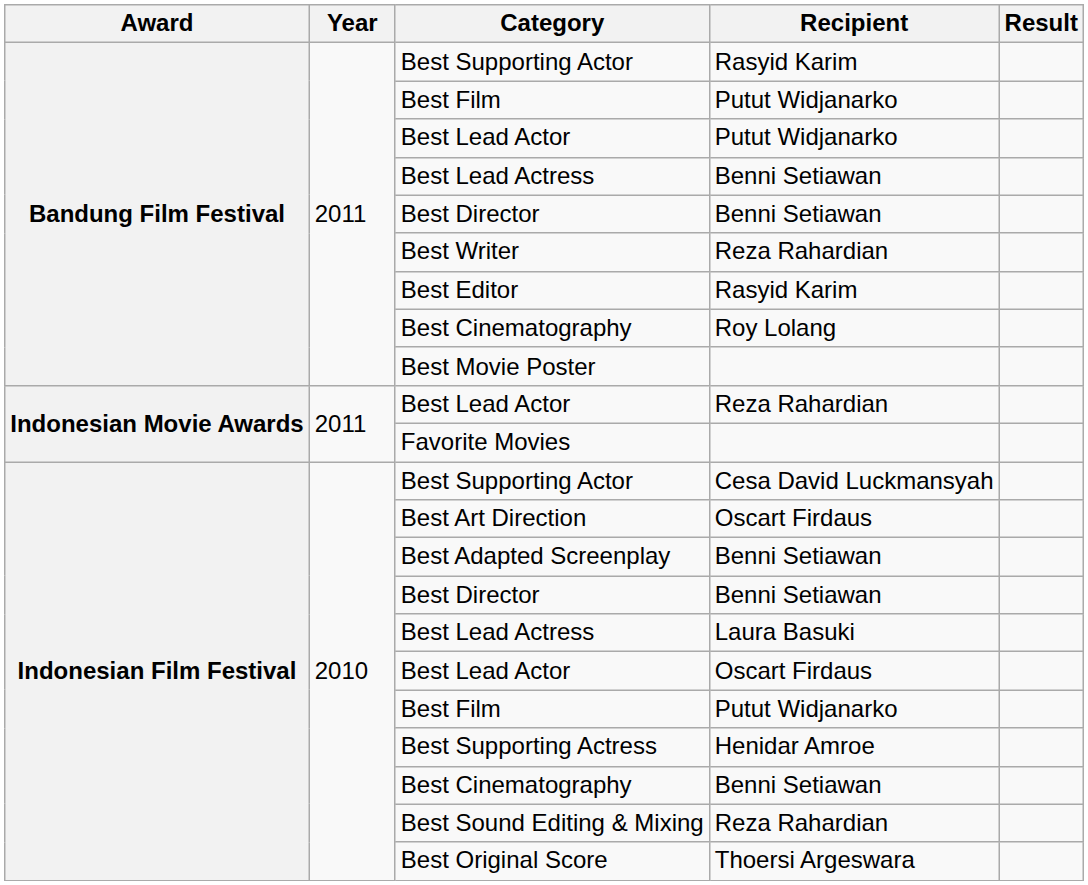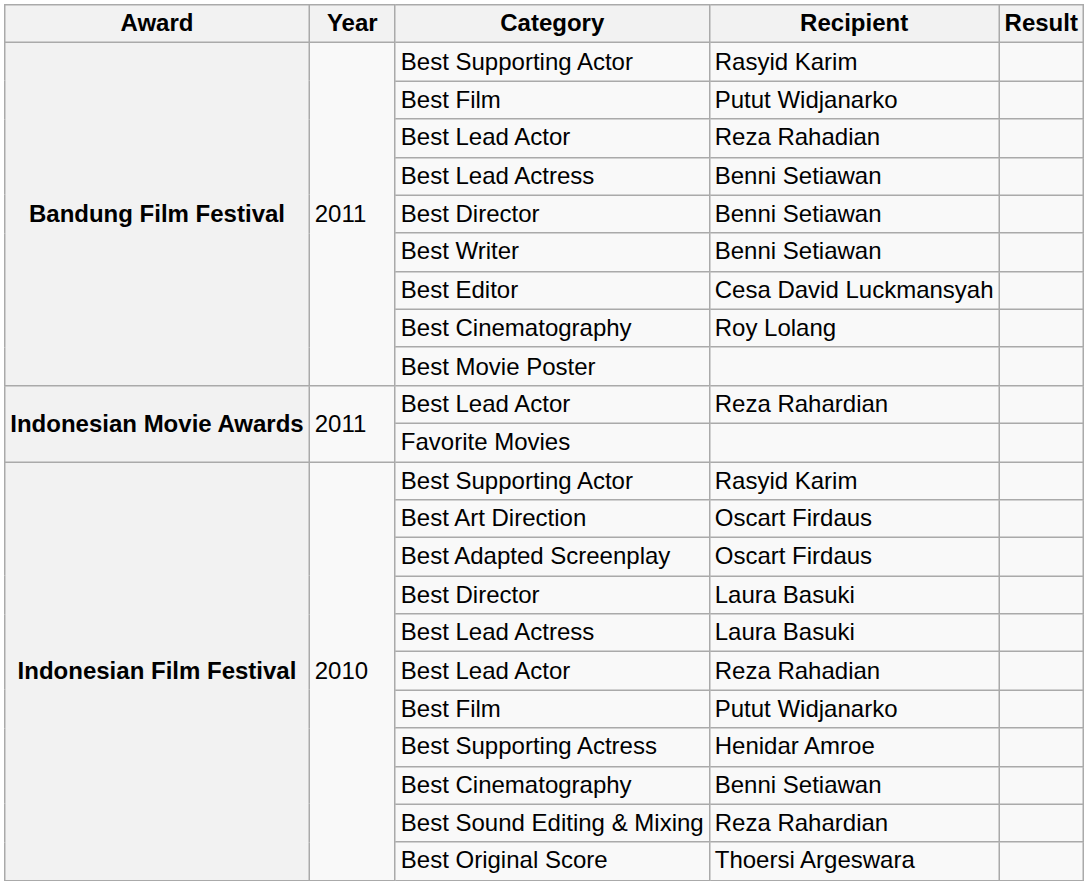(806, 137) Putut Widjanarko -> (797, 137) Reza Rahadian
(801, 251) Reza Rahardian -> (798, 251) Benni Setiawan
(786, 289) Rasyid Karim -> (854, 289) Cesa David Luckmansyah
(854, 480) Cesa David Luckmansyah -> (786, 480) Rasyid Karim
(798, 556) Benni Setiawan -> (793, 556) Oscart Firdaus
(798, 594) Benni Setiawan -> (785, 594) Laura Basuki
(793, 670) Oscart Firdaus -> (797, 670) Reza Rahadian
